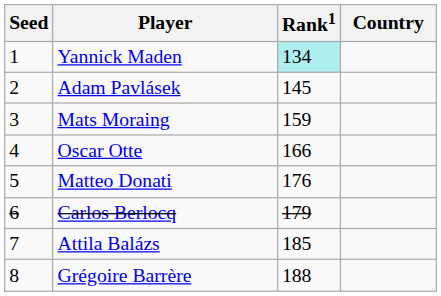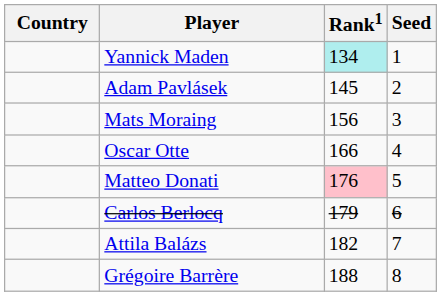columns swapped: (388, 22) <-> (29, 22)
(297, 119) 159 -> (343, 119) 156
(297, 181) no background -> (343, 181) pink background
(297, 243) 185 -> (343, 243) 182
